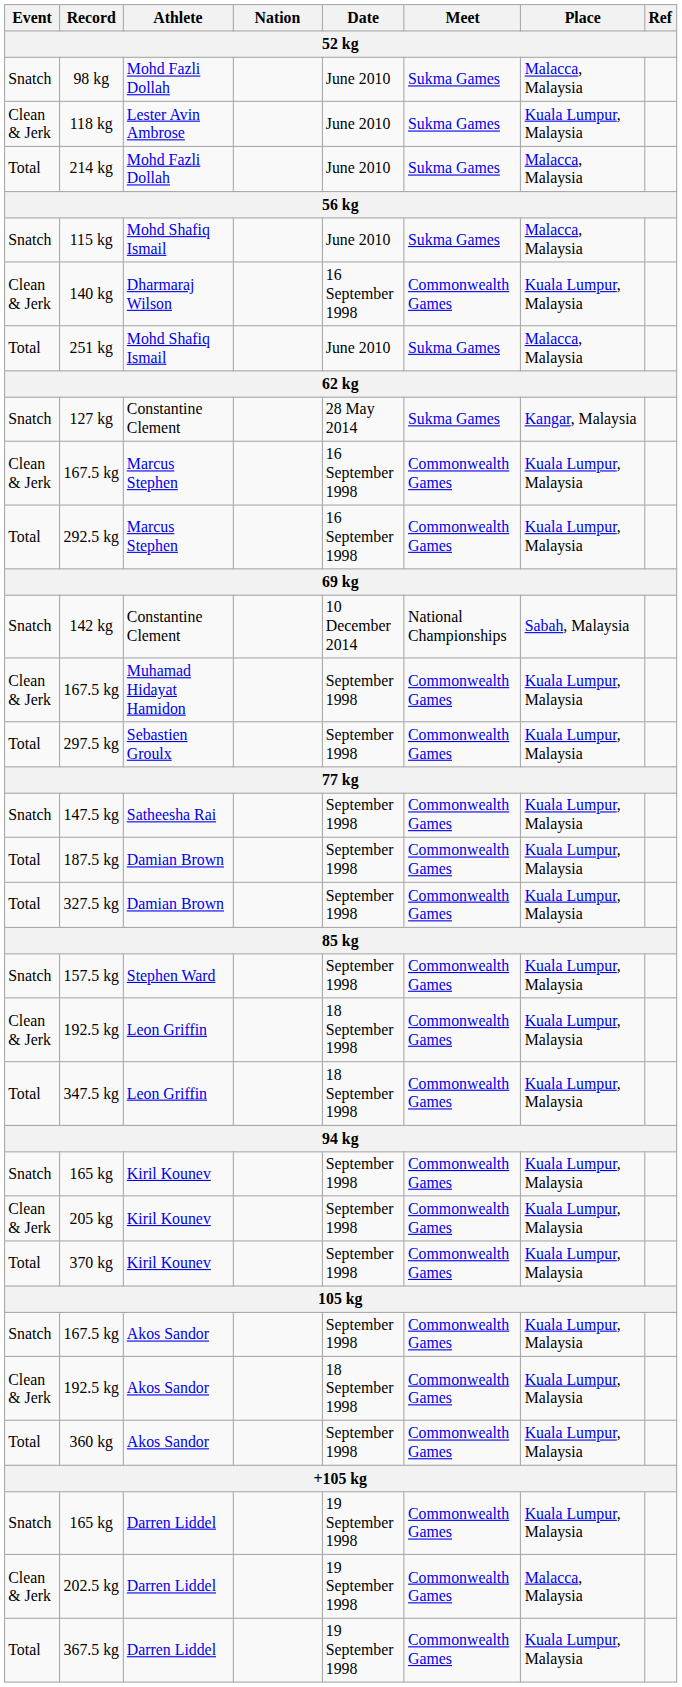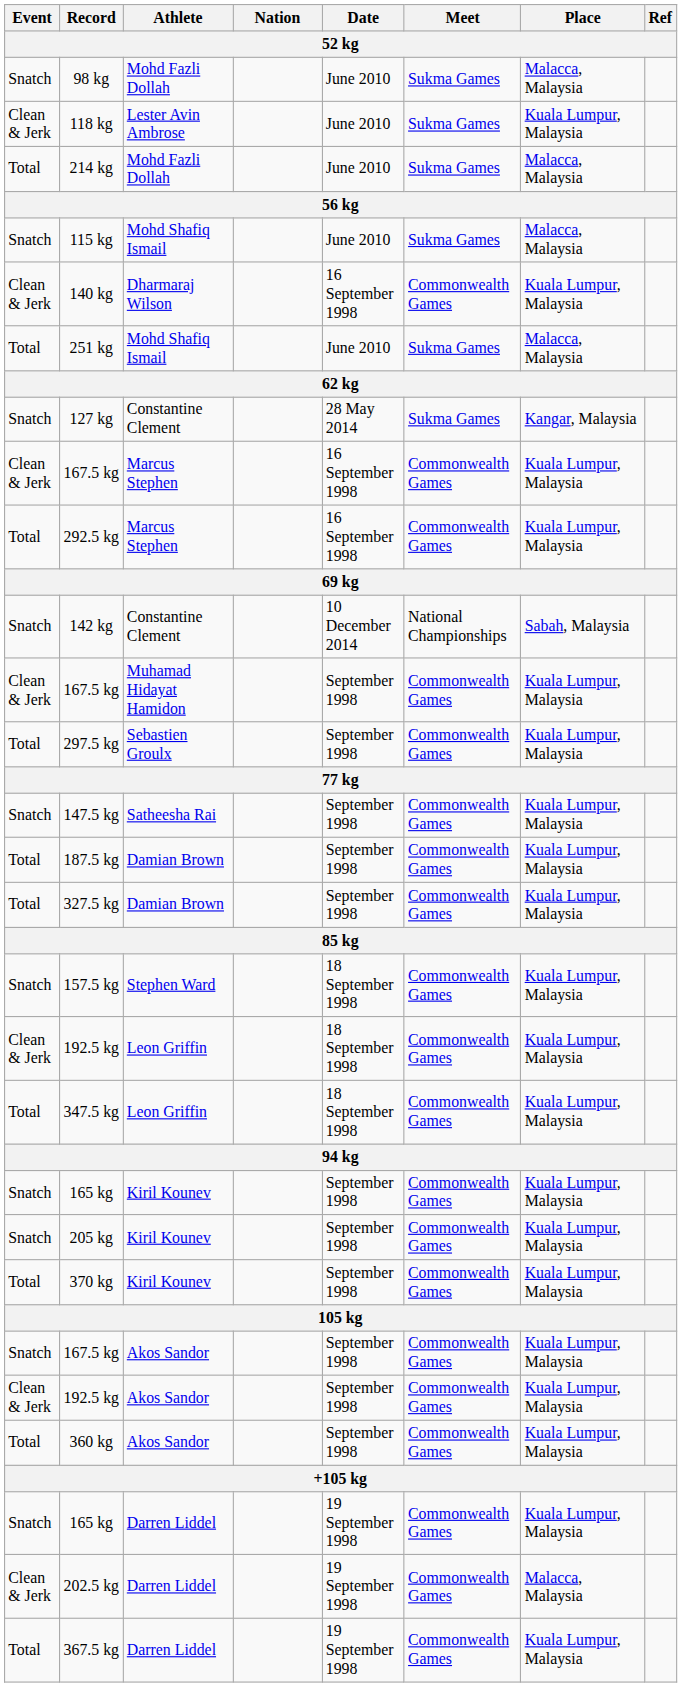(360, 976) September 1998 -> (360, 985) 18 September 1998
(30, 1218) Clean & Jerk -> (30, 1237) Snatch
(360, 1388) 18 September 1998 -> (360, 1398) September 1998
